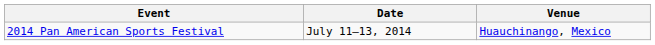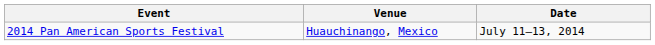columns swapped: (390, 13) <-> (563, 13)
